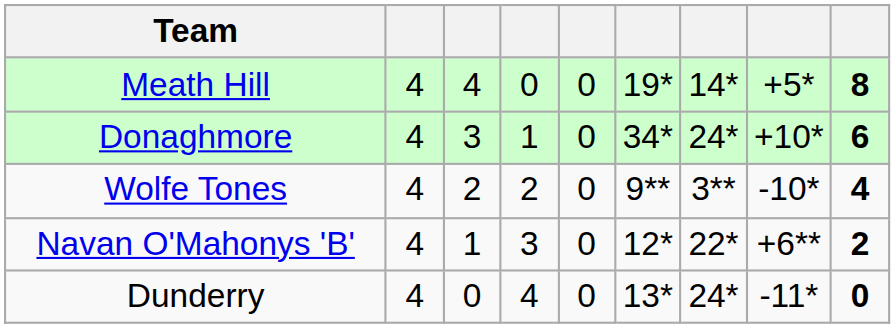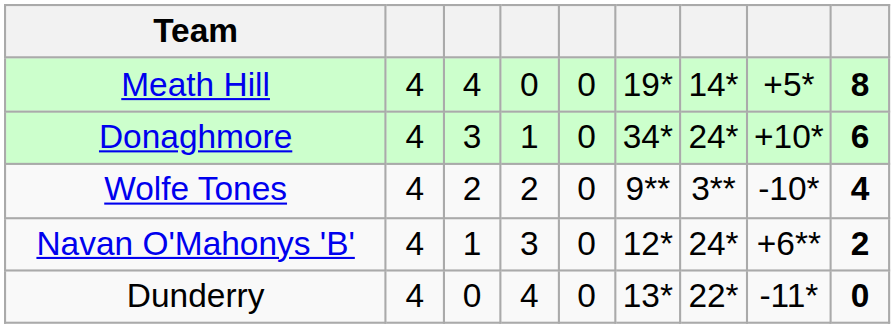(714, 243) 22* -> (714, 243) 24*
(714, 296) 24* -> (714, 296) 22*
